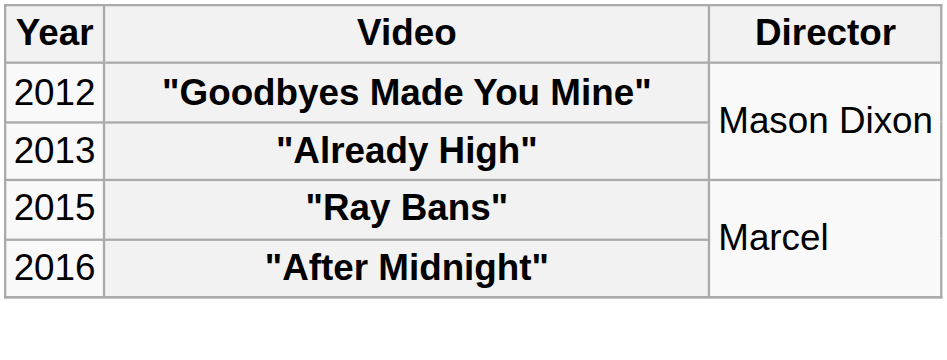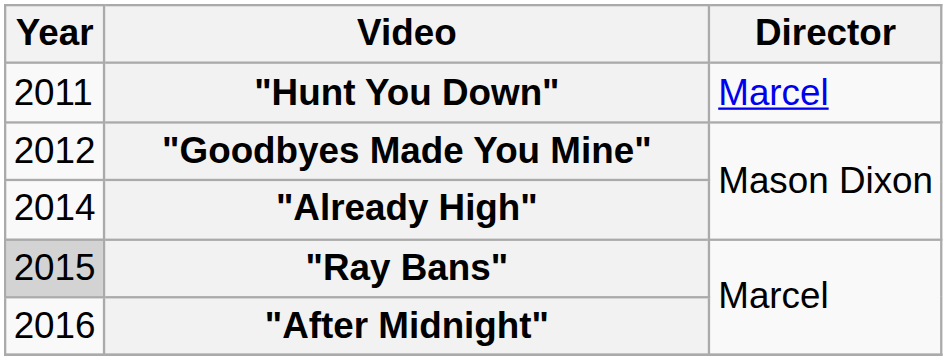+ row: (407, 92)
(55, 150) 2013 -> (55, 208) 2014
(55, 208) no background -> (55, 267) lightgrey background
